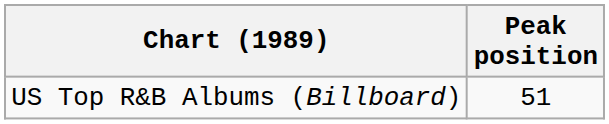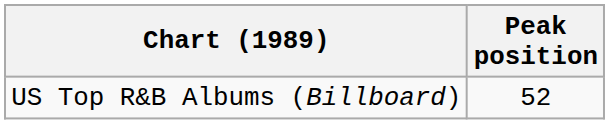(536, 98) 51 -> (536, 98) 52
